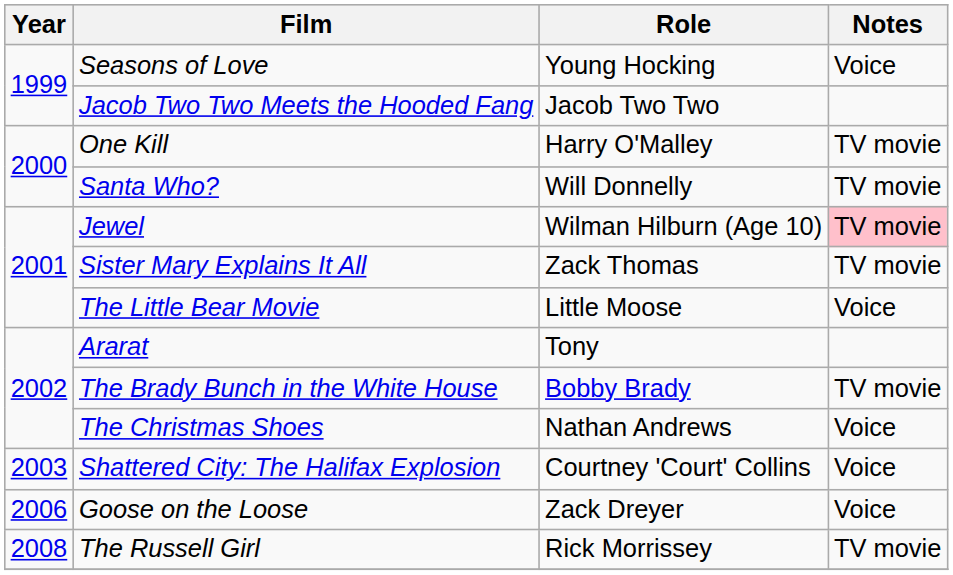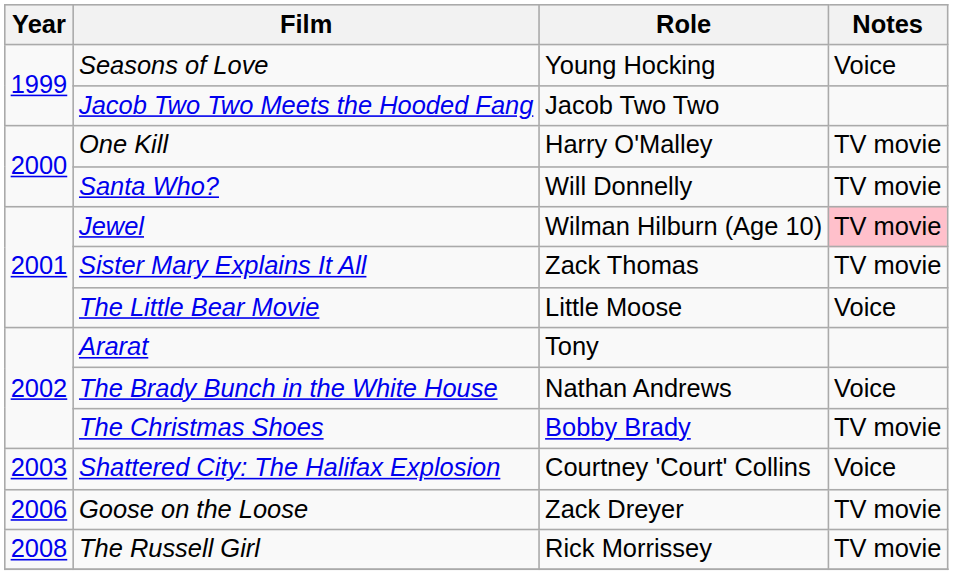(618, 387) Bobby Brady -> (638, 387) Nathan Andrews
(888, 387) TV movie -> (865, 387) Voice
(638, 428) Nathan Andrews -> (618, 428) Bobby Brady
(865, 428) Voice -> (888, 428) TV movie
(865, 508) Voice -> (888, 508) TV movie
